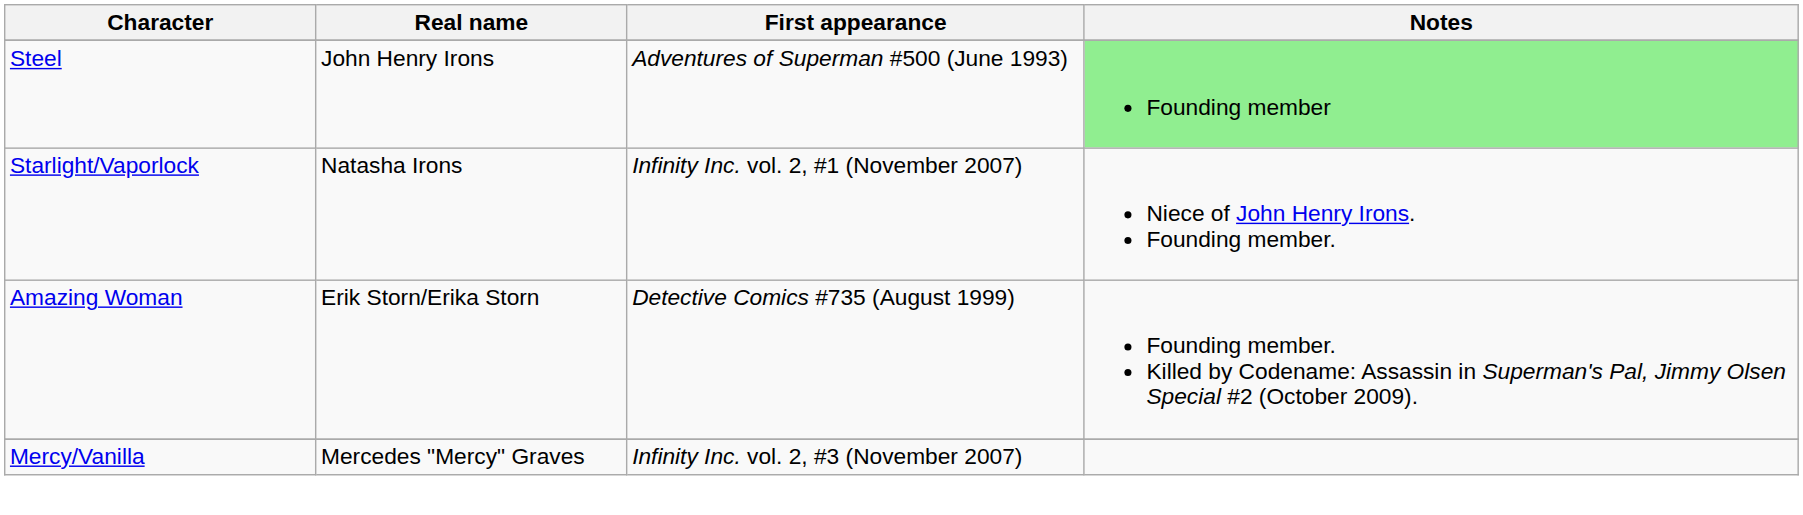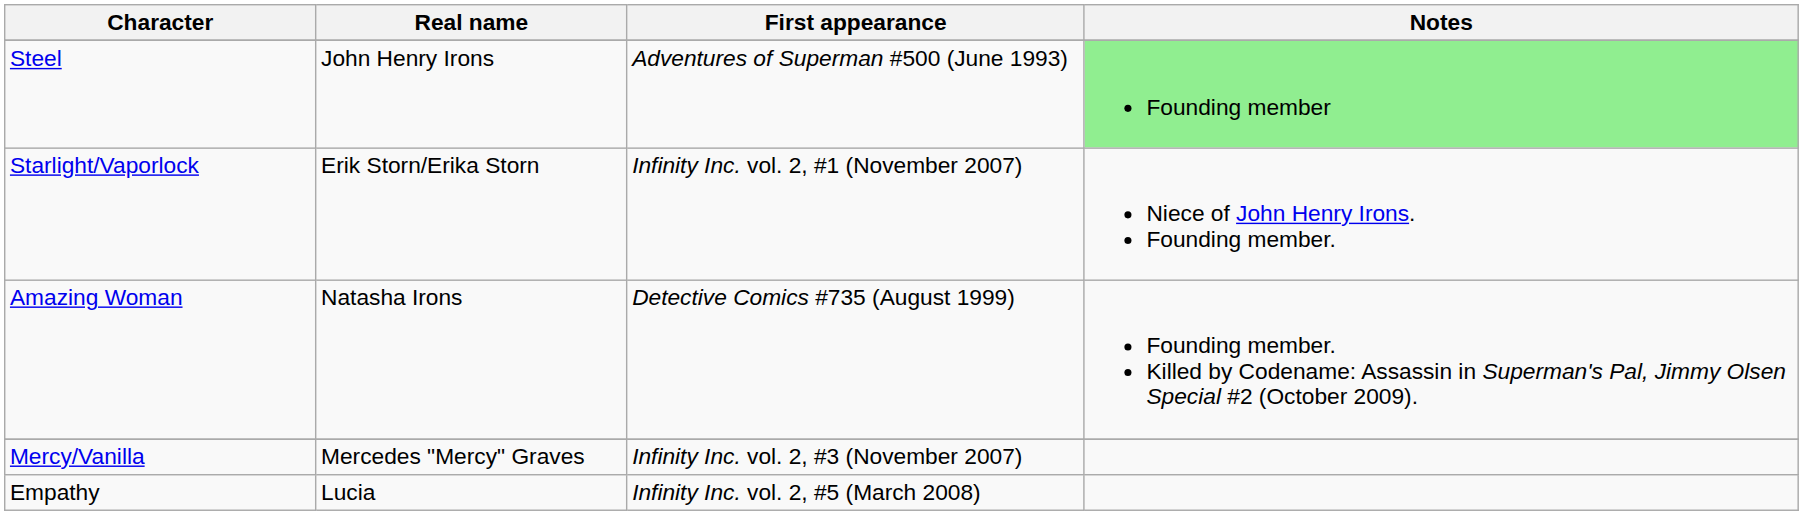(392, 165) Natasha Irons -> (430, 165) Erik Storn/Erika Storn
(430, 298) Erik Storn/Erika Storn -> (392, 298) Natasha Irons
+ row: (55, 492)
